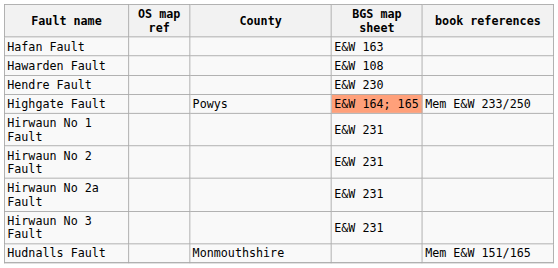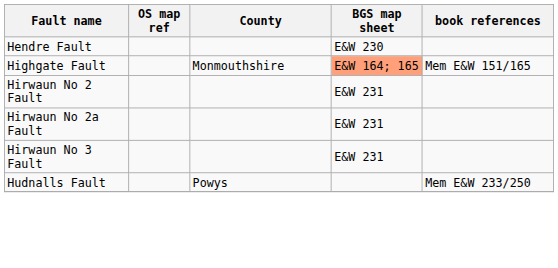- row: (46, 47)
- row: (57, 66)
(210, 104) Powys -> (238, 66) Monmouthshire
(478, 104) Mem E&W 233/250 -> (478, 66) Mem E&W 151/165
- row: (49, 130)
(238, 253) Monmouthshire -> (210, 182) Powys
(478, 253) Mem E&W 151/165 -> (478, 182) Mem E&W 233/250
